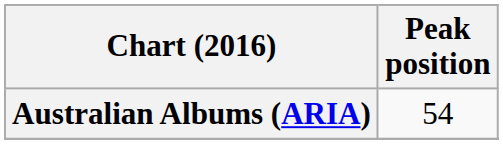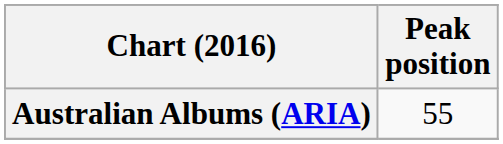(438, 113) 54 -> (438, 113) 55
